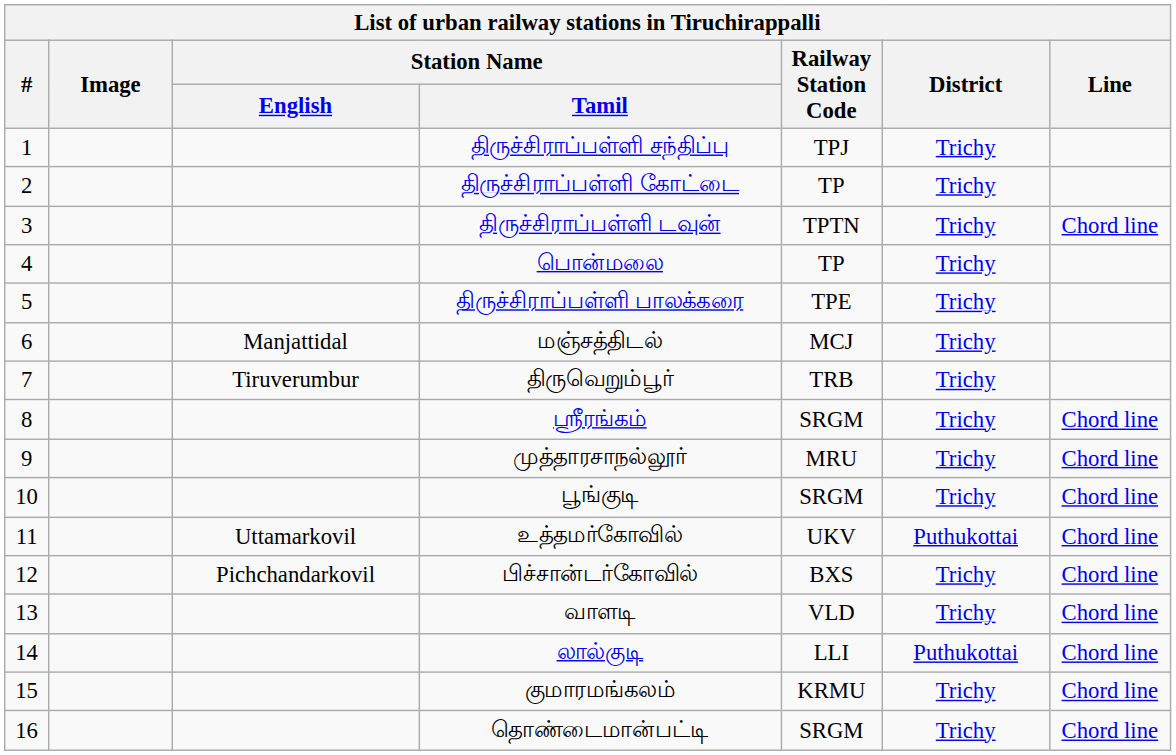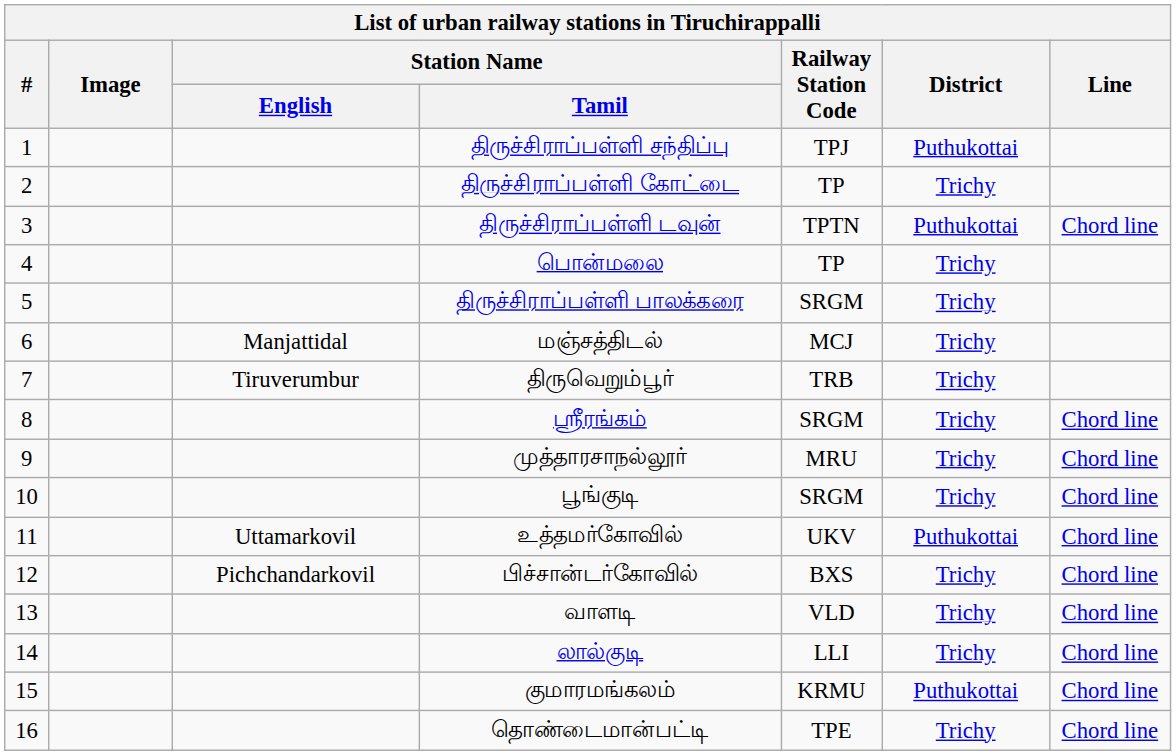(966, 147) Trichy -> (966, 147) Puthukottai
(966, 224) Trichy -> (966, 224) Puthukottai
(831, 302) TPE -> (831, 302) SRGM
(966, 652) Puthukottai -> (966, 652) Trichy
(966, 691) Trichy -> (966, 691) Puthukottai
(831, 730) SRGM -> (831, 730) TPE
